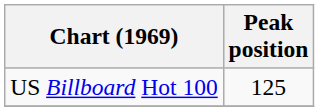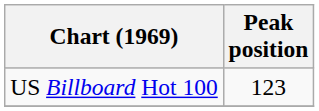(268, 86) 125 -> (268, 86) 123
